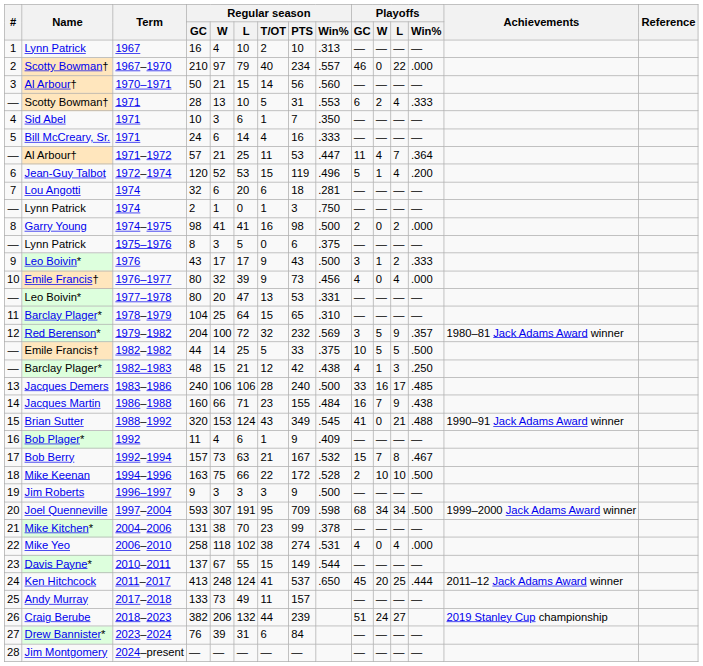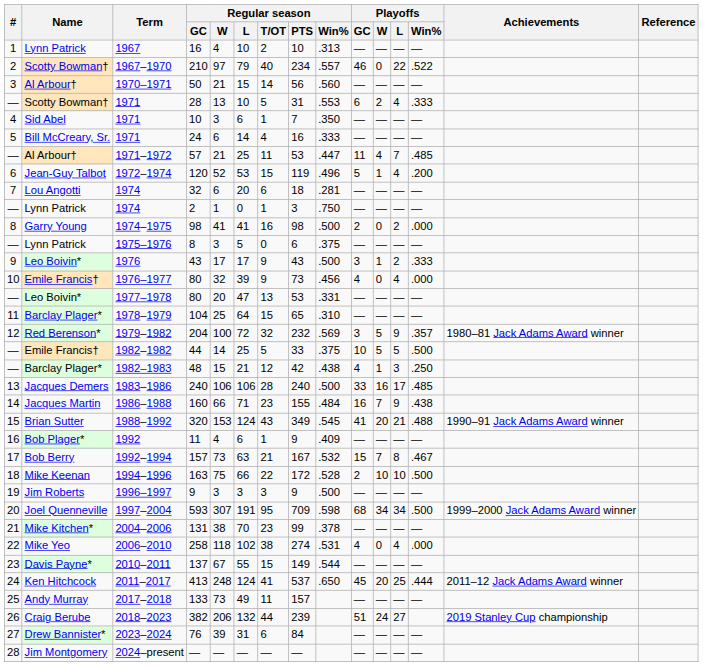(422, 66) .000 -> (422, 66) .522
(422, 155) .364 -> (422, 155) .485
(379, 421) 0 -> (382, 421) 20
